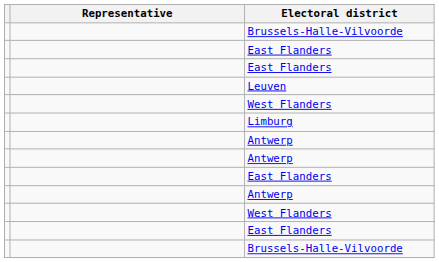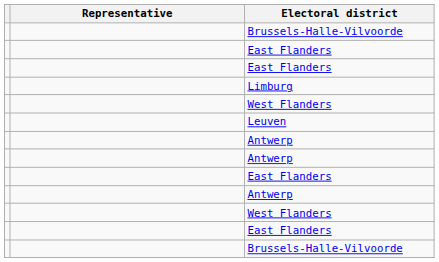rows swapped: (7, 122) <-> (7, 86)
